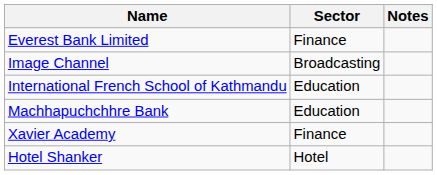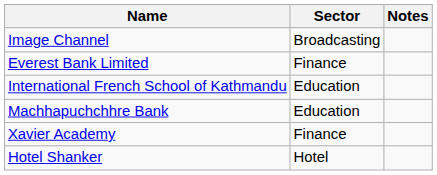rows swapped: (78, 39) <-> (58, 63)
